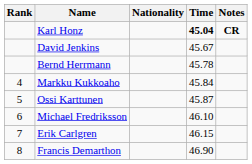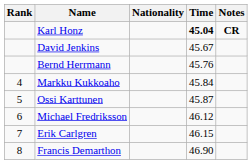(201, 64) 45.78 -> (201, 64) 45.76
(201, 116) 46.10 -> (201, 116) 46.12
